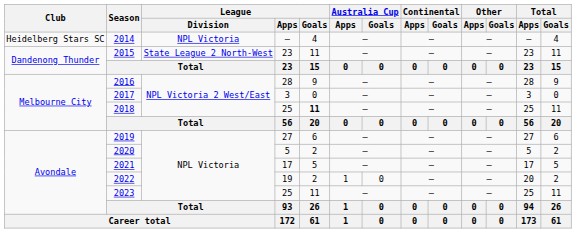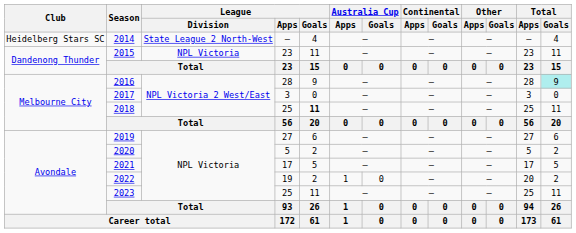(208, 39) NPL Victoria -> (208, 39) State League 2 North-West
(208, 53) State League 2 North-West -> (208, 53) NPL Victoria
(556, 81) no background -> (556, 81) paleturquoise background
